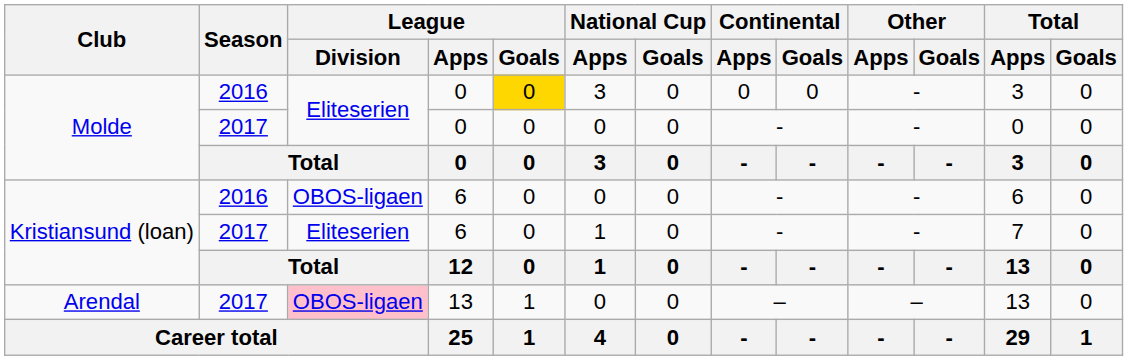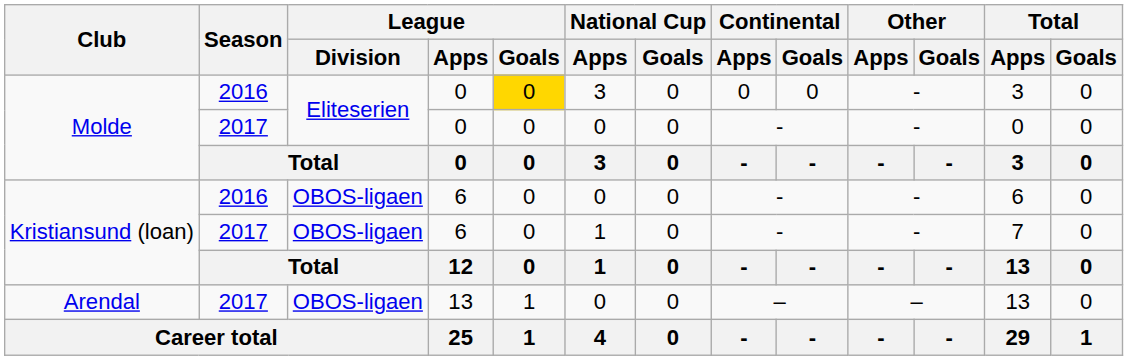(358, 232) Eliteserien -> (358, 232) OBOS-ligaen
(358, 302) pink background -> (358, 302) no background
